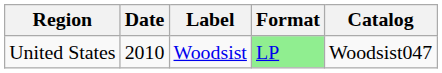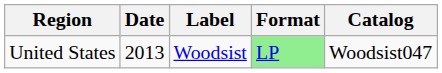(145, 51) 2010 -> (145, 51) 2013
